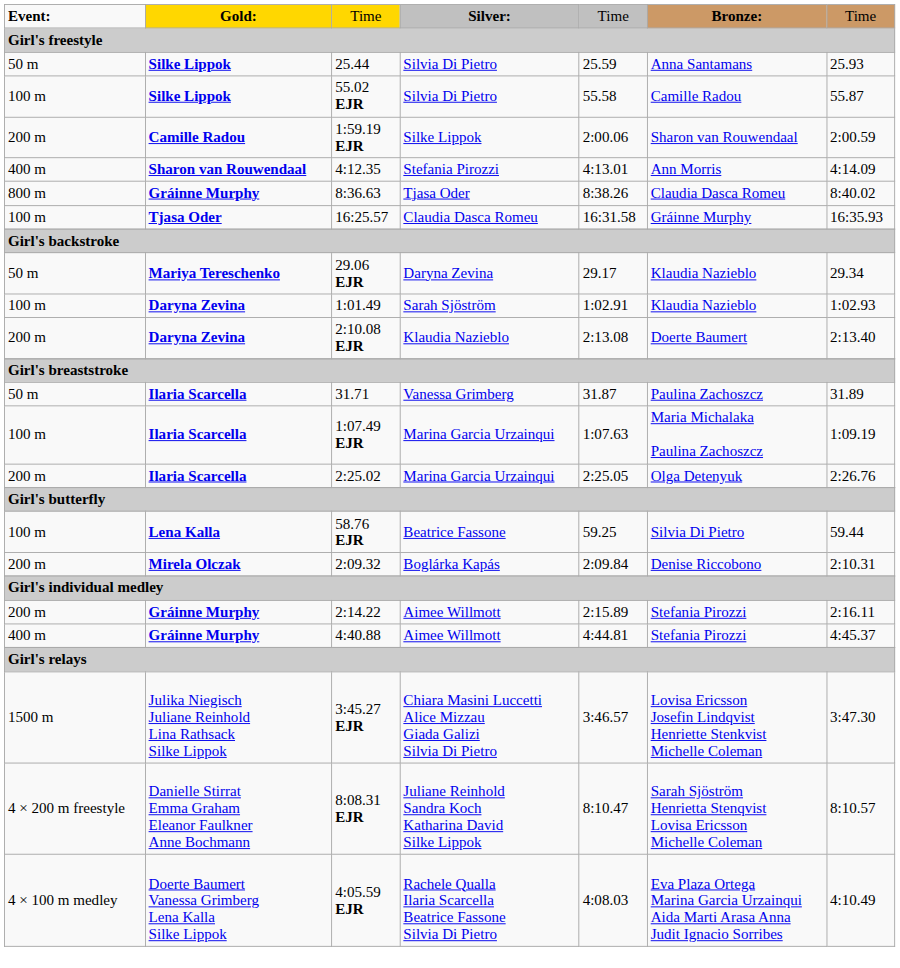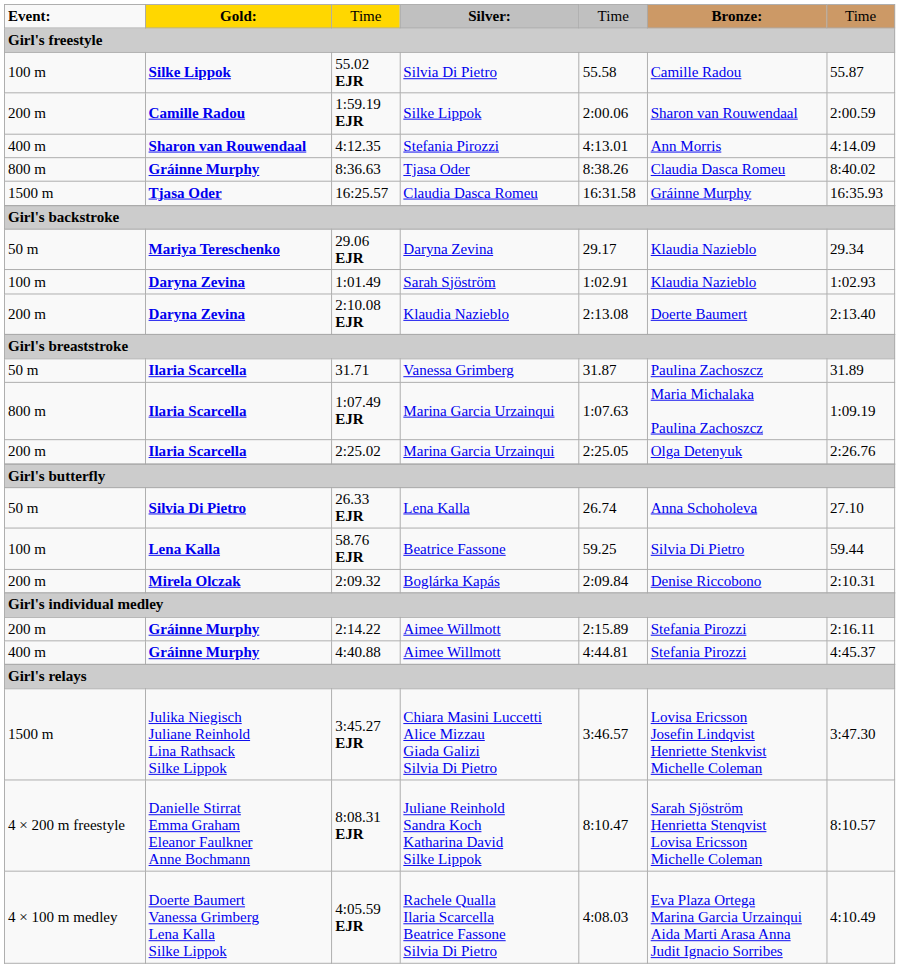- row: (352, 64)
(27, 217) 100 m -> (31, 193) 1500 m
(27, 434) 100 m -> (27, 411) 800 m
+ row: (352, 508)
